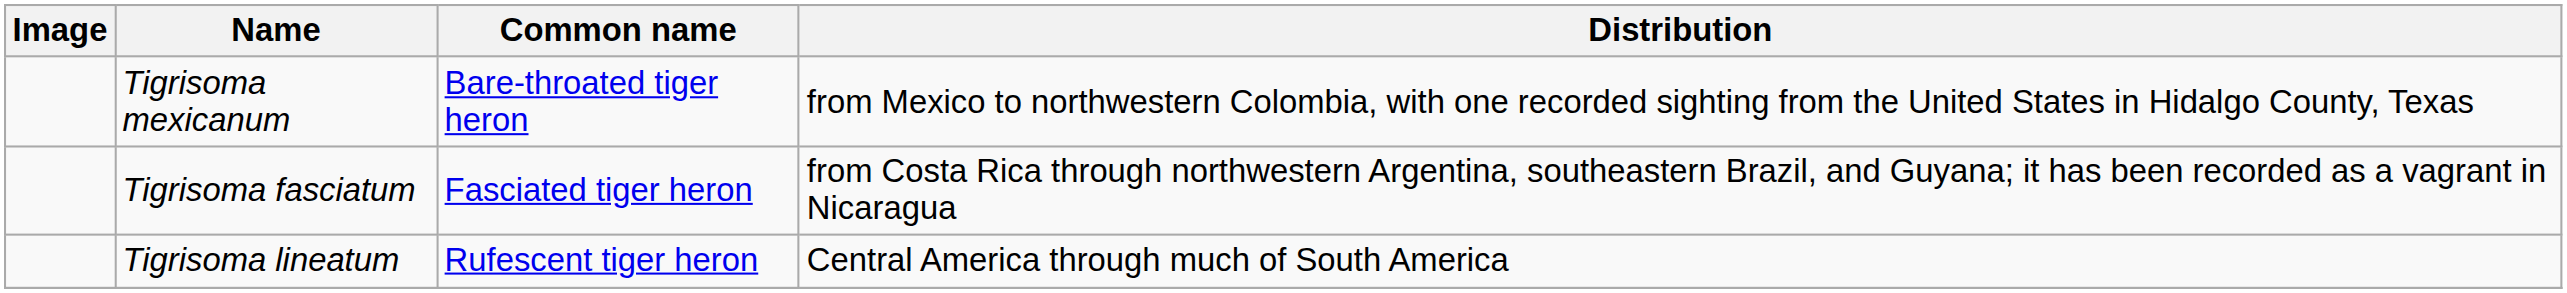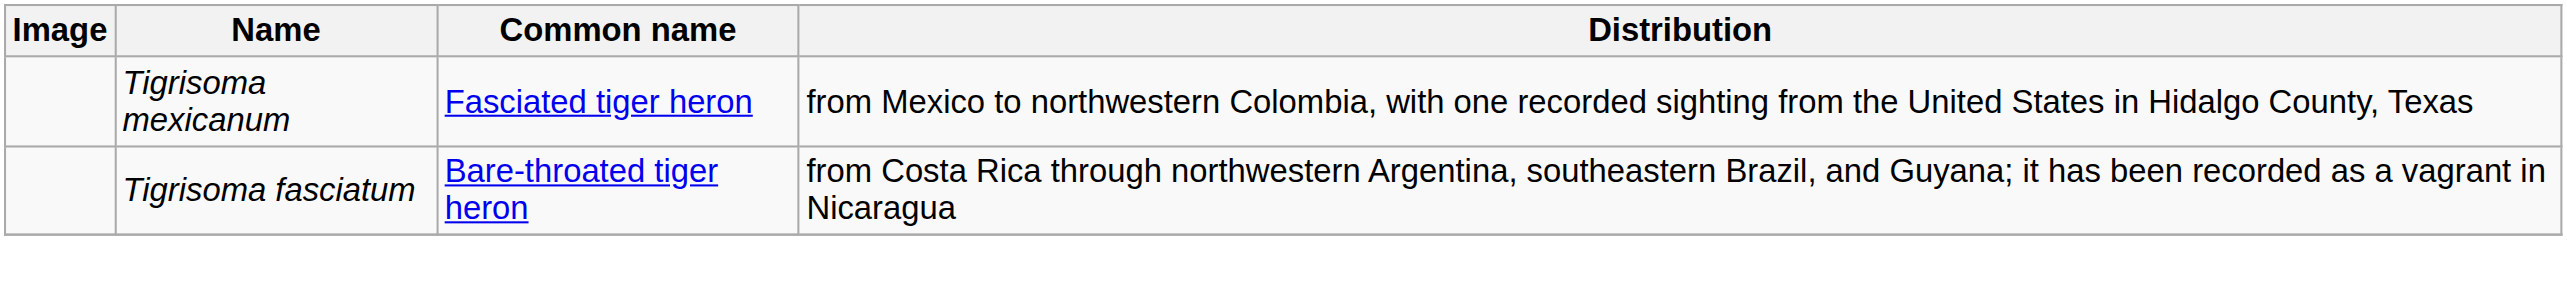(581, 100) Bare-throated tiger heron -> (599, 100) Fasciated tiger heron
(599, 189) Fasciated tiger heron -> (581, 189) Bare-throated tiger heron
- row: (261, 260)
